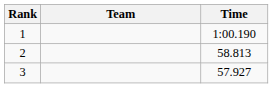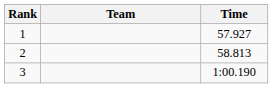(234, 33) 1:00.190 -> (234, 33) 57.927
(234, 72) 57.927 -> (234, 72) 1:00.190
